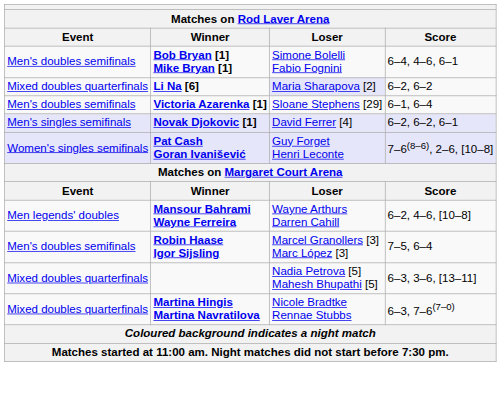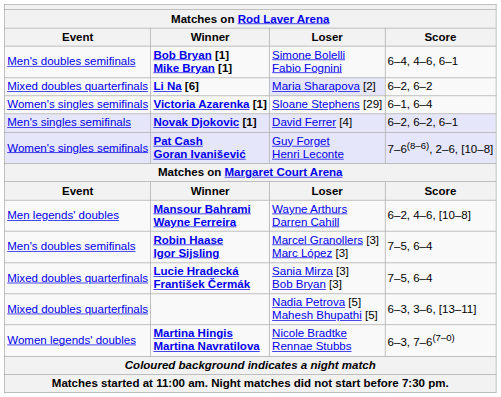(71, 104) Men's doubles semifinals -> (78, 104) Women's singles semifinals
+ row: (202, 278)
(78, 309) Mixed doubles quarterfinals -> (72, 340) Women legends' doubles
